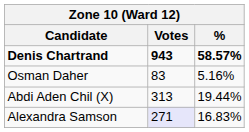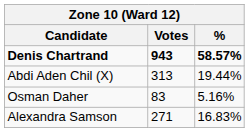rows swapped: (60, 96) <-> (48, 76)
(162, 117) lavender background -> (162, 117) no background
